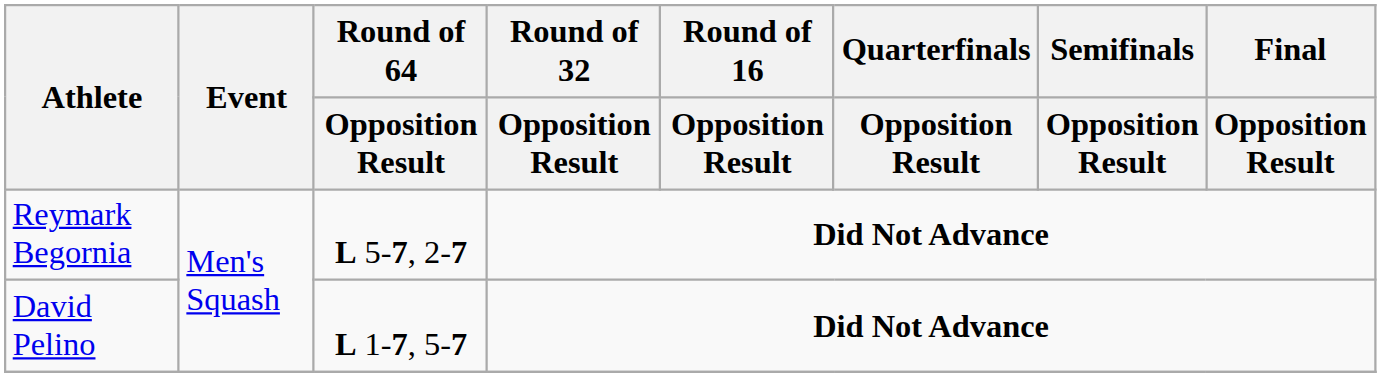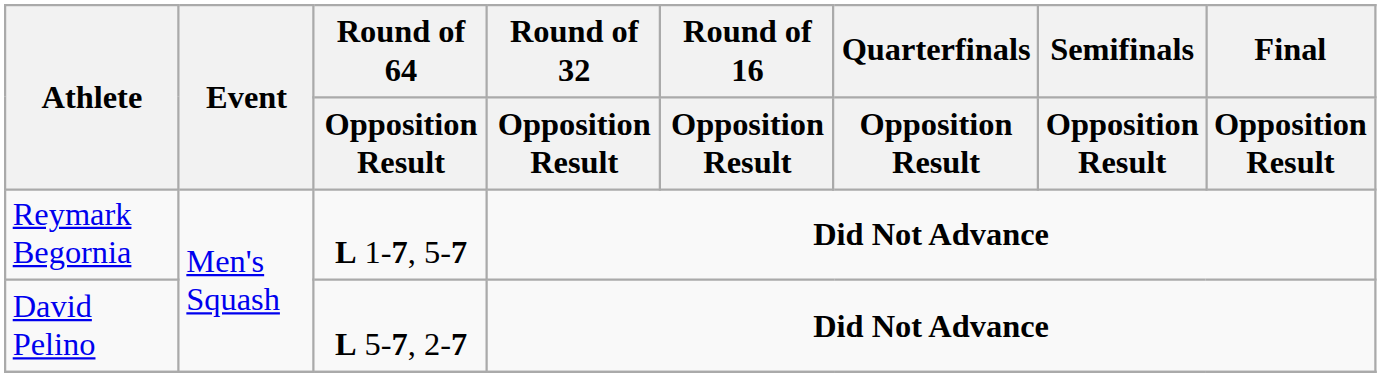(401, 253) L 5-7, 2-7 -> (401, 253) L 1-7, 5-7
(401, 344) L 1-7, 5-7 -> (401, 344) L 5-7, 2-7
